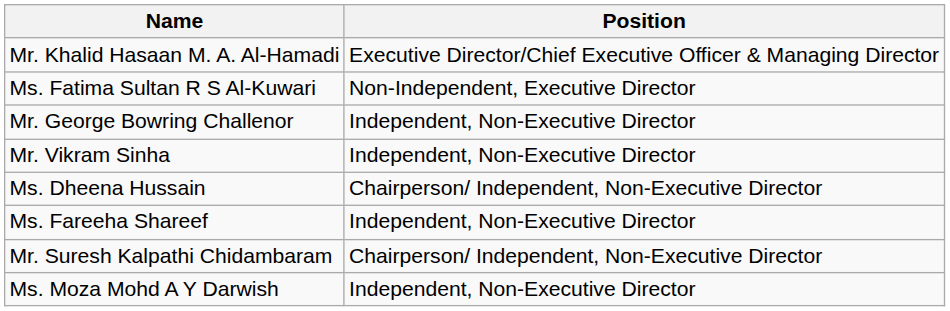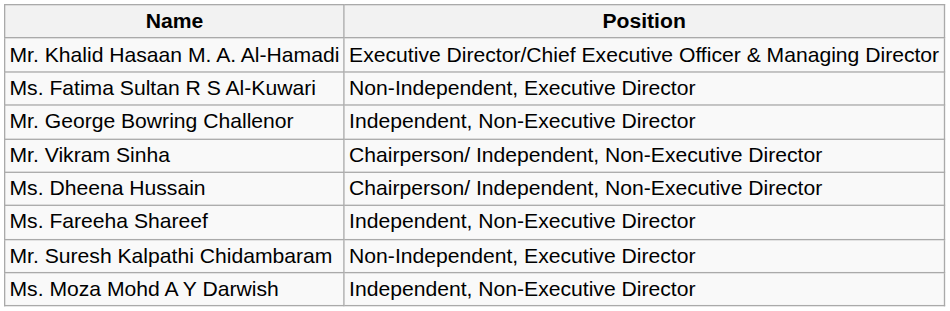(522, 155) Independent, Non-Executive Director -> (586, 155) Chairperson/ Independent, Non-Executive Director
(586, 255) Chairperson/ Independent, Non-Executive Director -> (522, 255) Non-Independent, Executive Director
